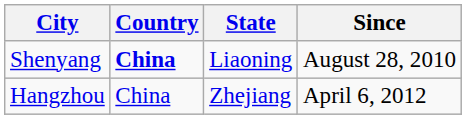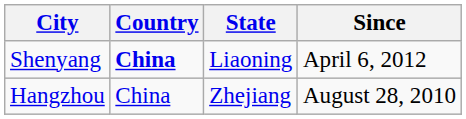(379, 59) August 28, 2010 -> (365, 59) April 6, 2012
(365, 95) April 6, 2012 -> (379, 95) August 28, 2010
